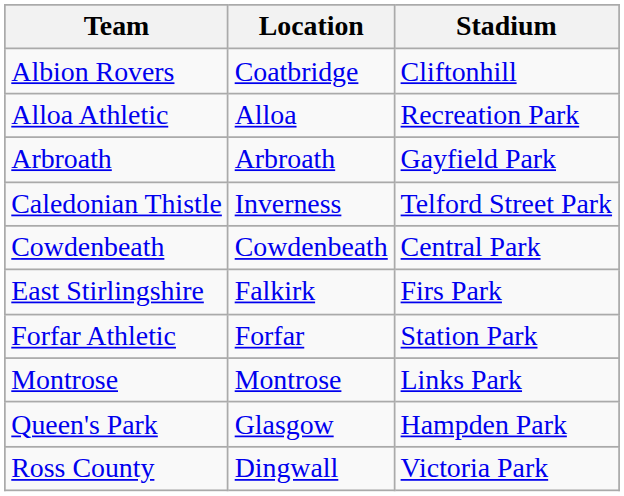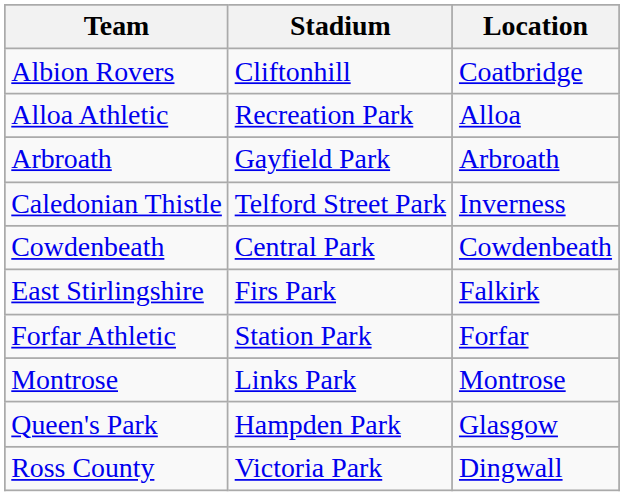columns swapped: (311, 26) <-> (506, 26)
